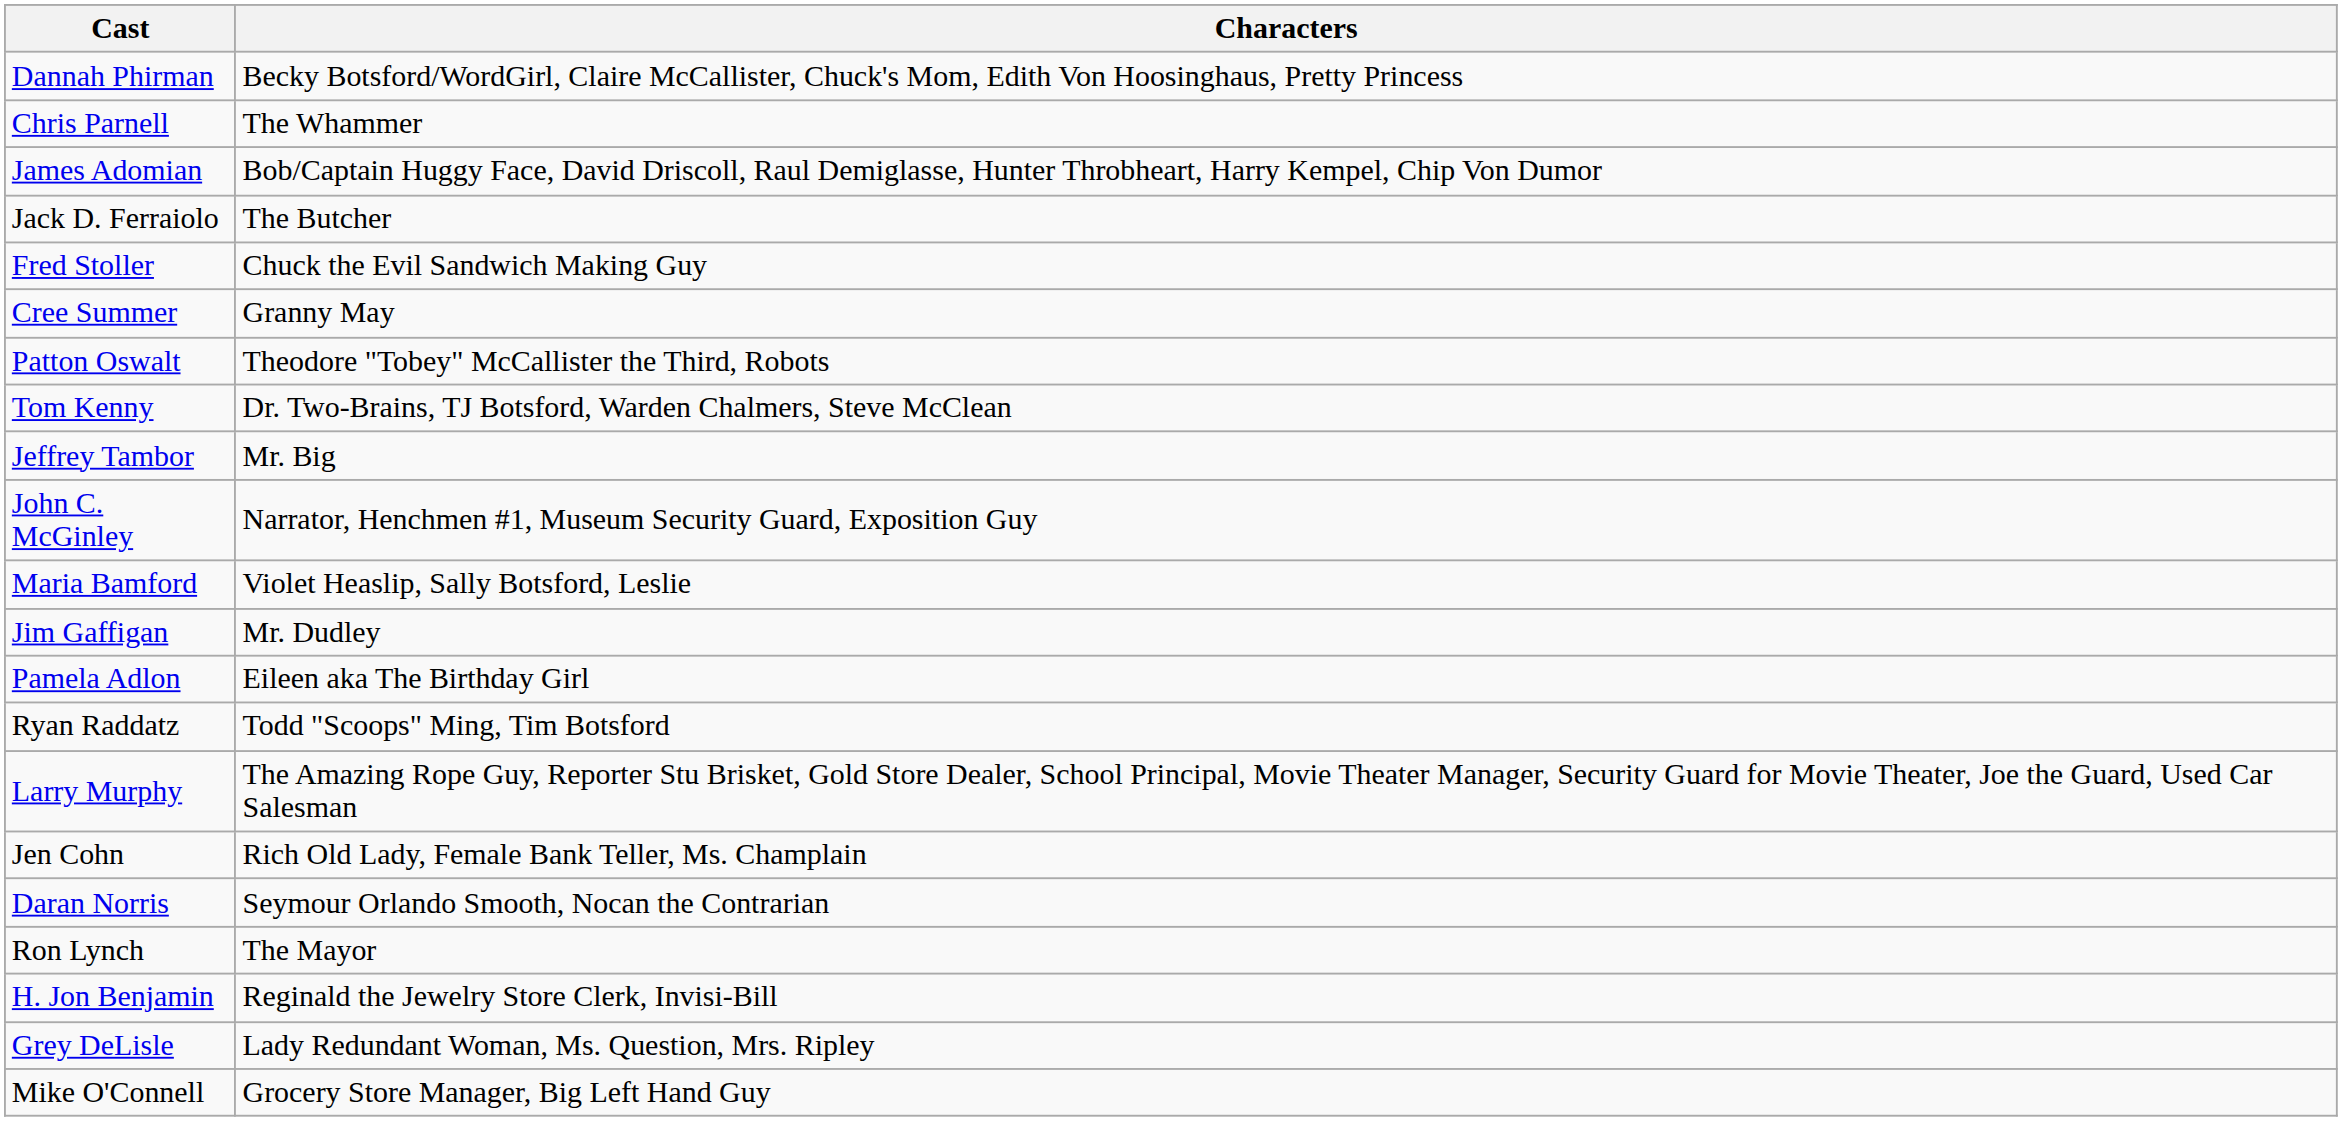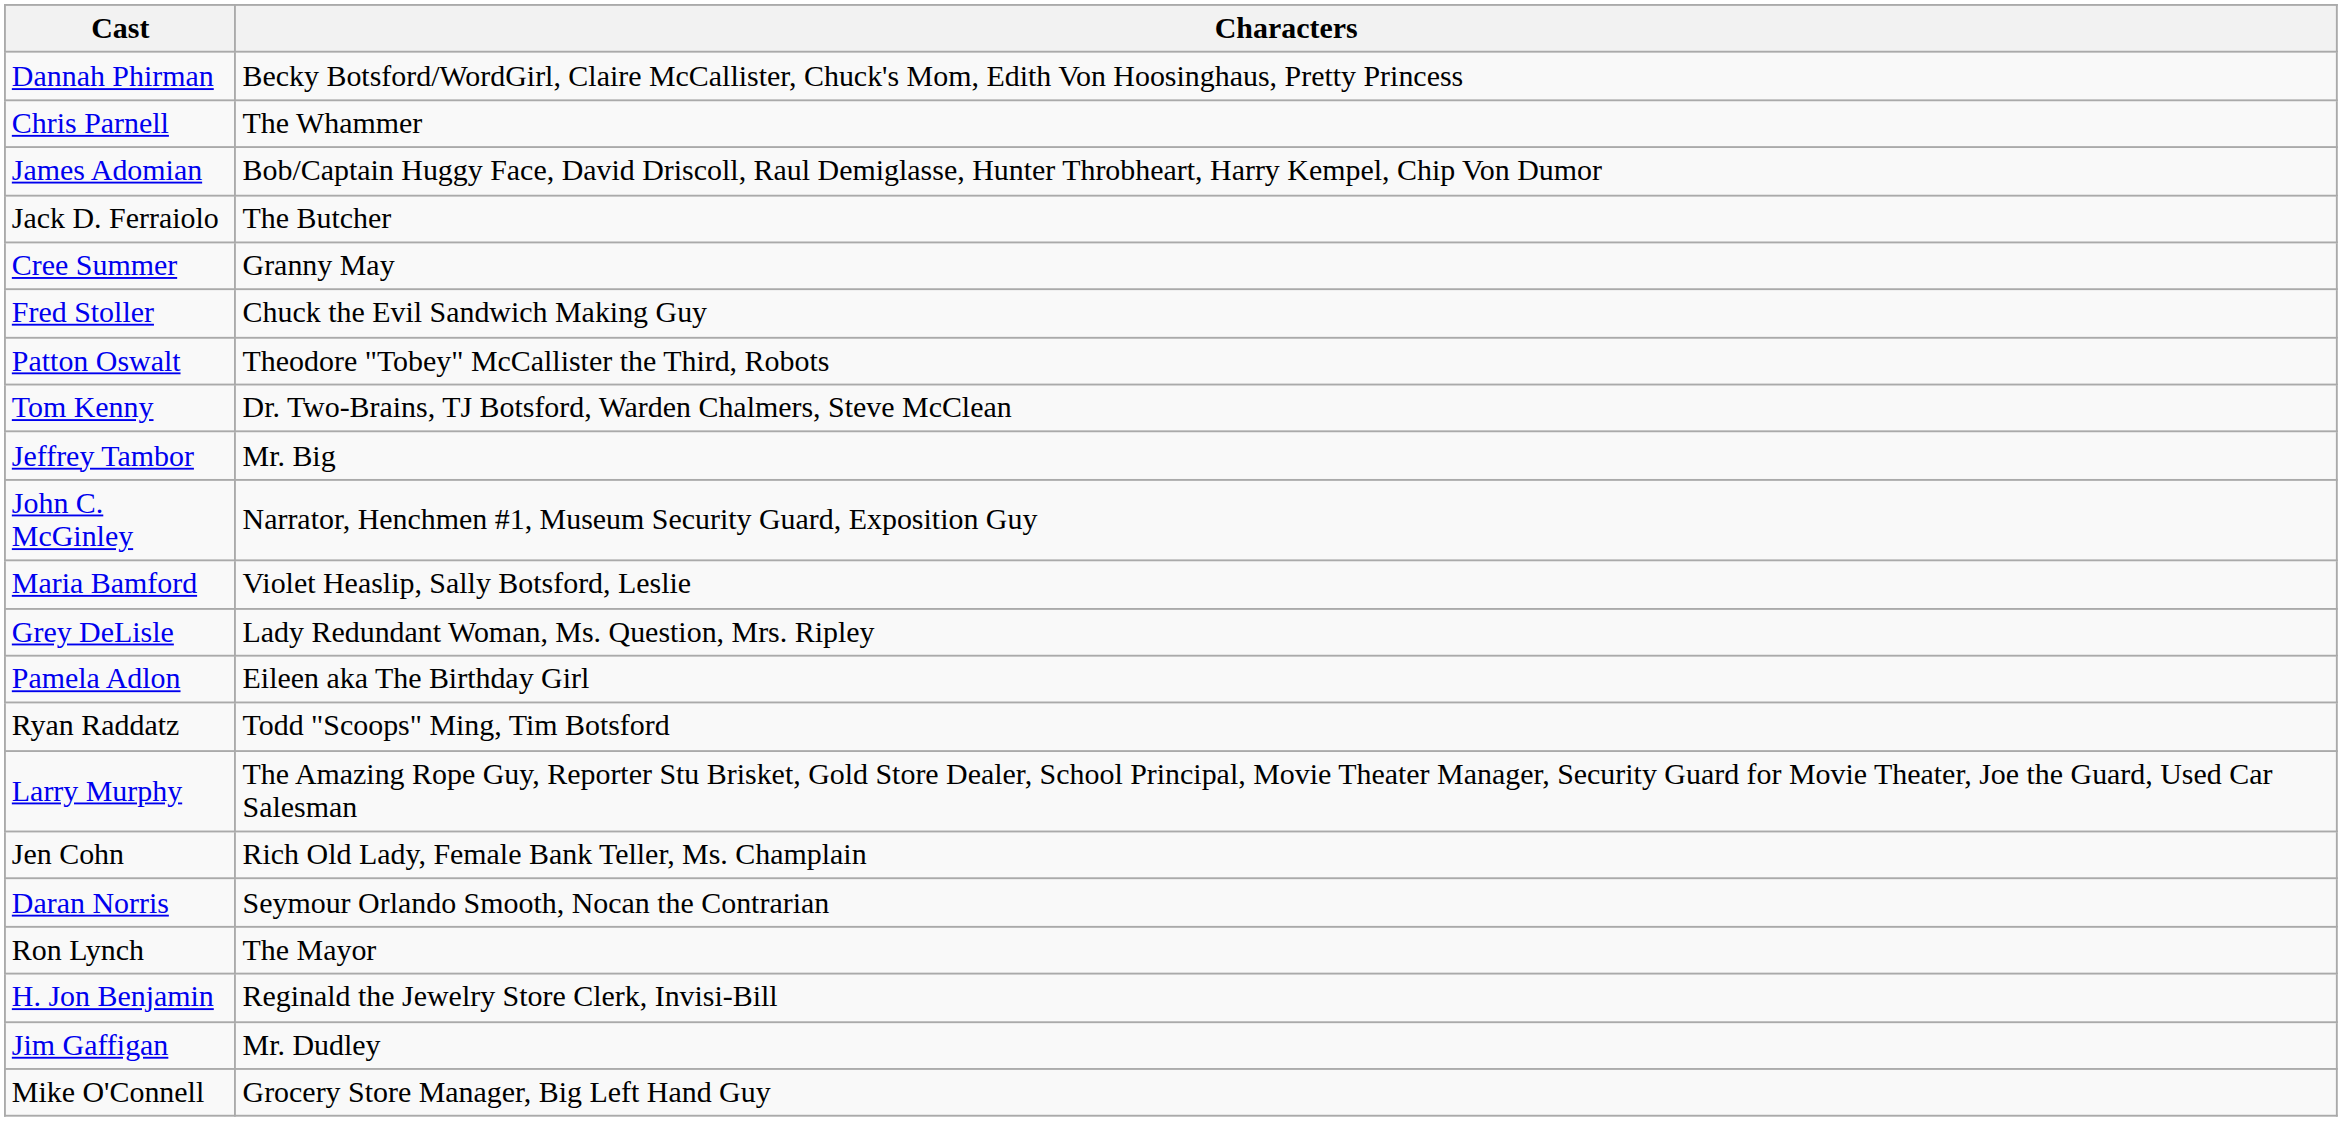rows swapped: (83, 265) <-> (95, 312)
rows swapped: (93, 1044) <-> (90, 631)
